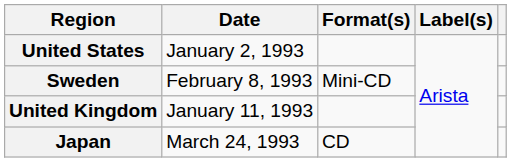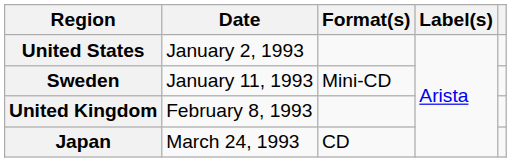(239, 80) February 8, 1993 -> (240, 80) January 11, 1993
(240, 111) January 11, 1993 -> (239, 111) February 8, 1993
